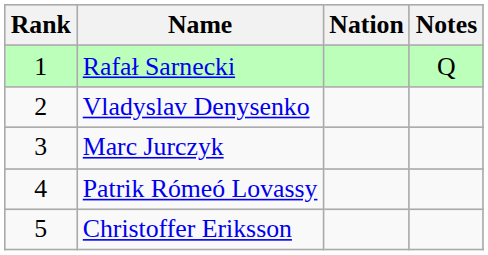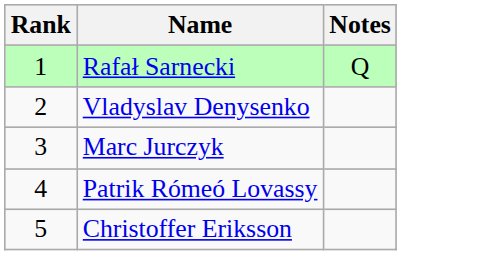- column: (367, 24)
